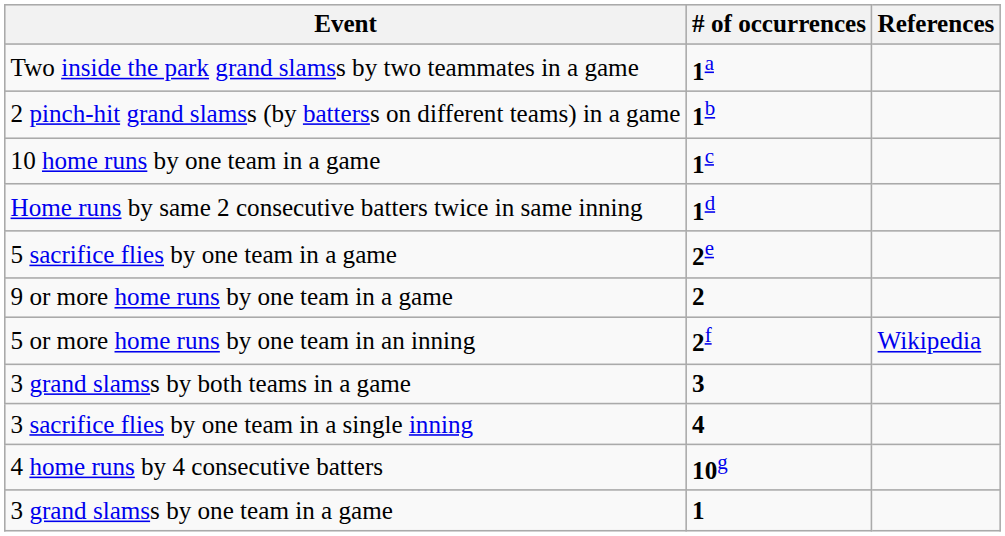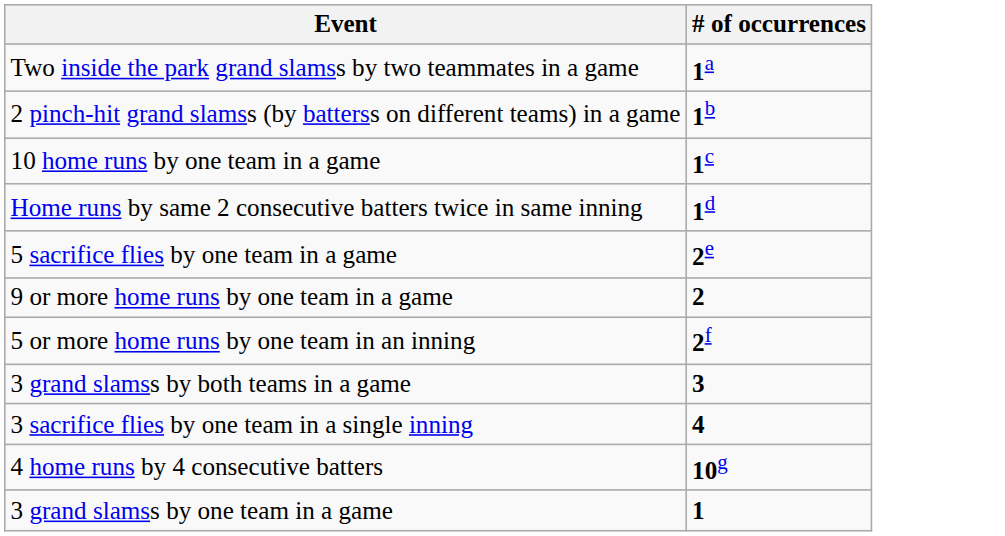- column: (936, 24)
